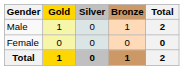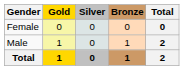rows swapped: (17, 27) <-> (23, 42)
